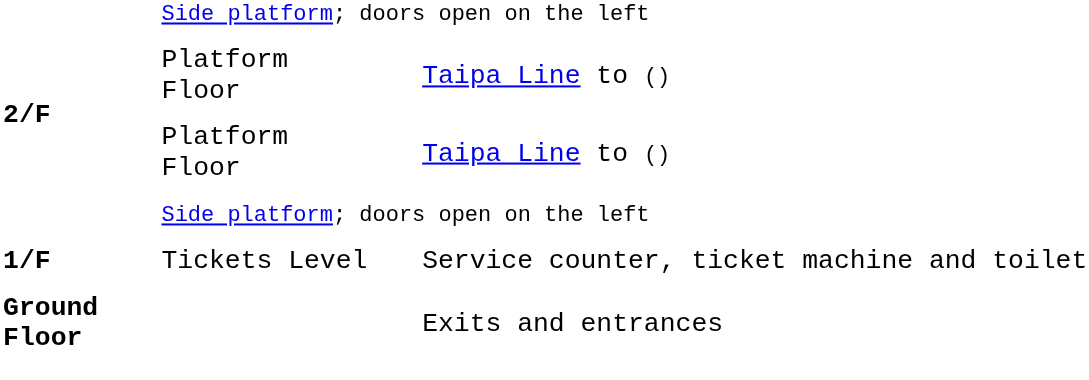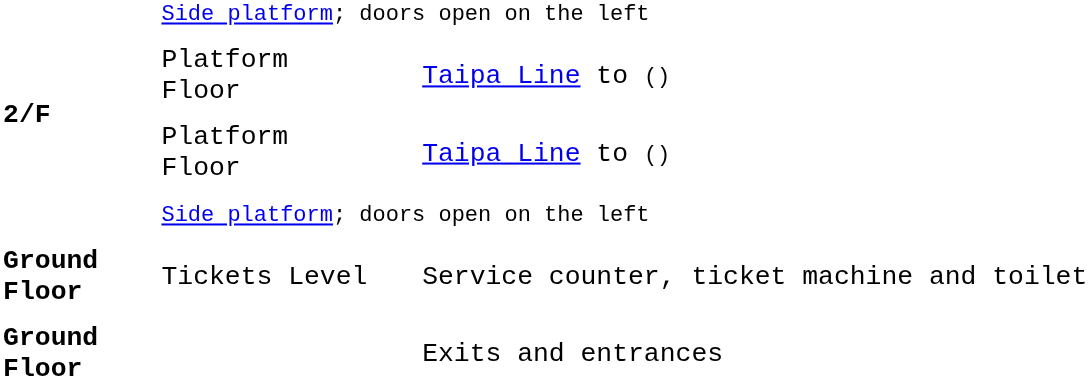(27, 261) 1/F -> (51, 276) Ground Floor
